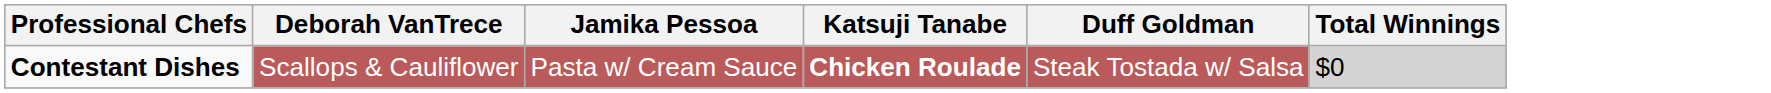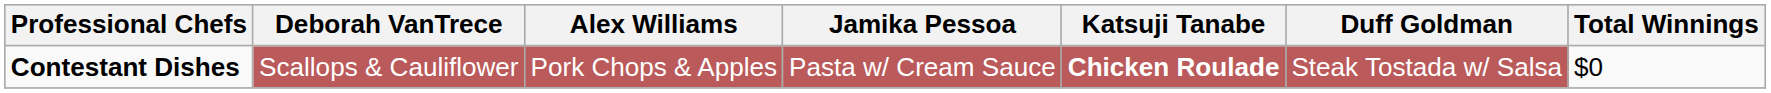+ column: (654, 25)
(1330, 66) lightgrey background -> (1589, 66) no background
